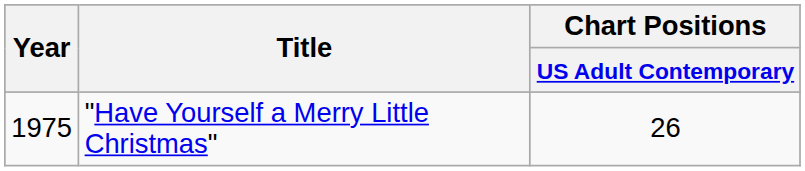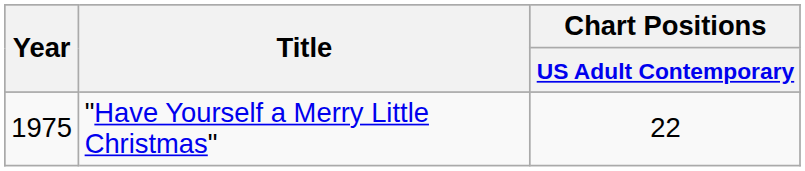(665, 128) 26 -> (665, 128) 22
